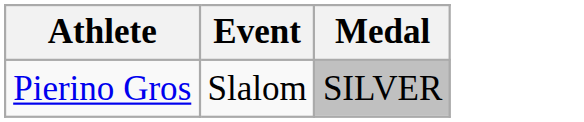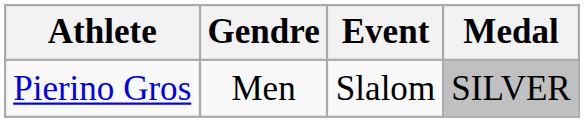+ column: (264, 32)
